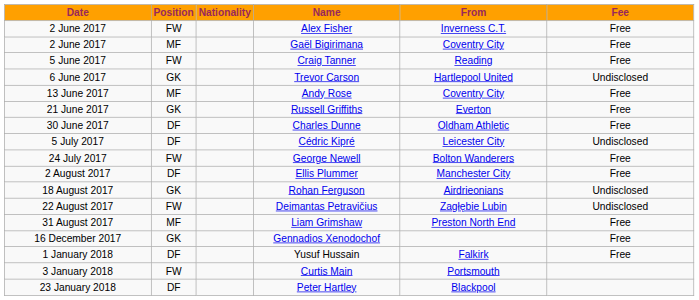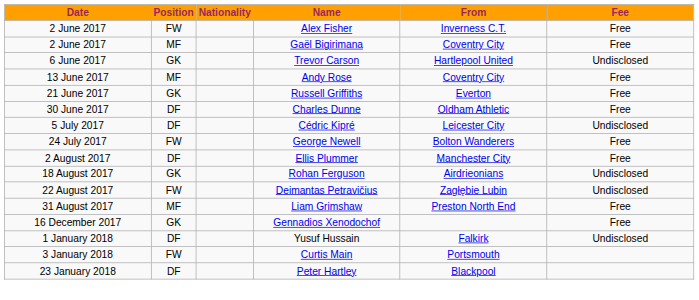- row: (327, 61)
(620, 255) Free -> (620, 239) Undisclosed
